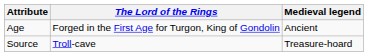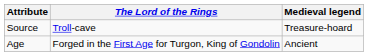rows swapped: (16, 28) <-> (22, 43)
